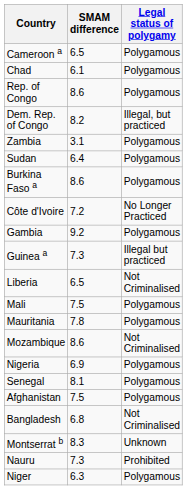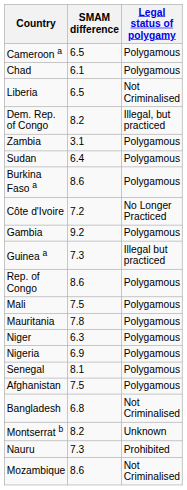rows swapped: (23, 92) <-> (22, 283)
rows swapped: (19, 477) <-> (36, 343)
(77, 443) 8.3 -> (77, 431) 8.2
